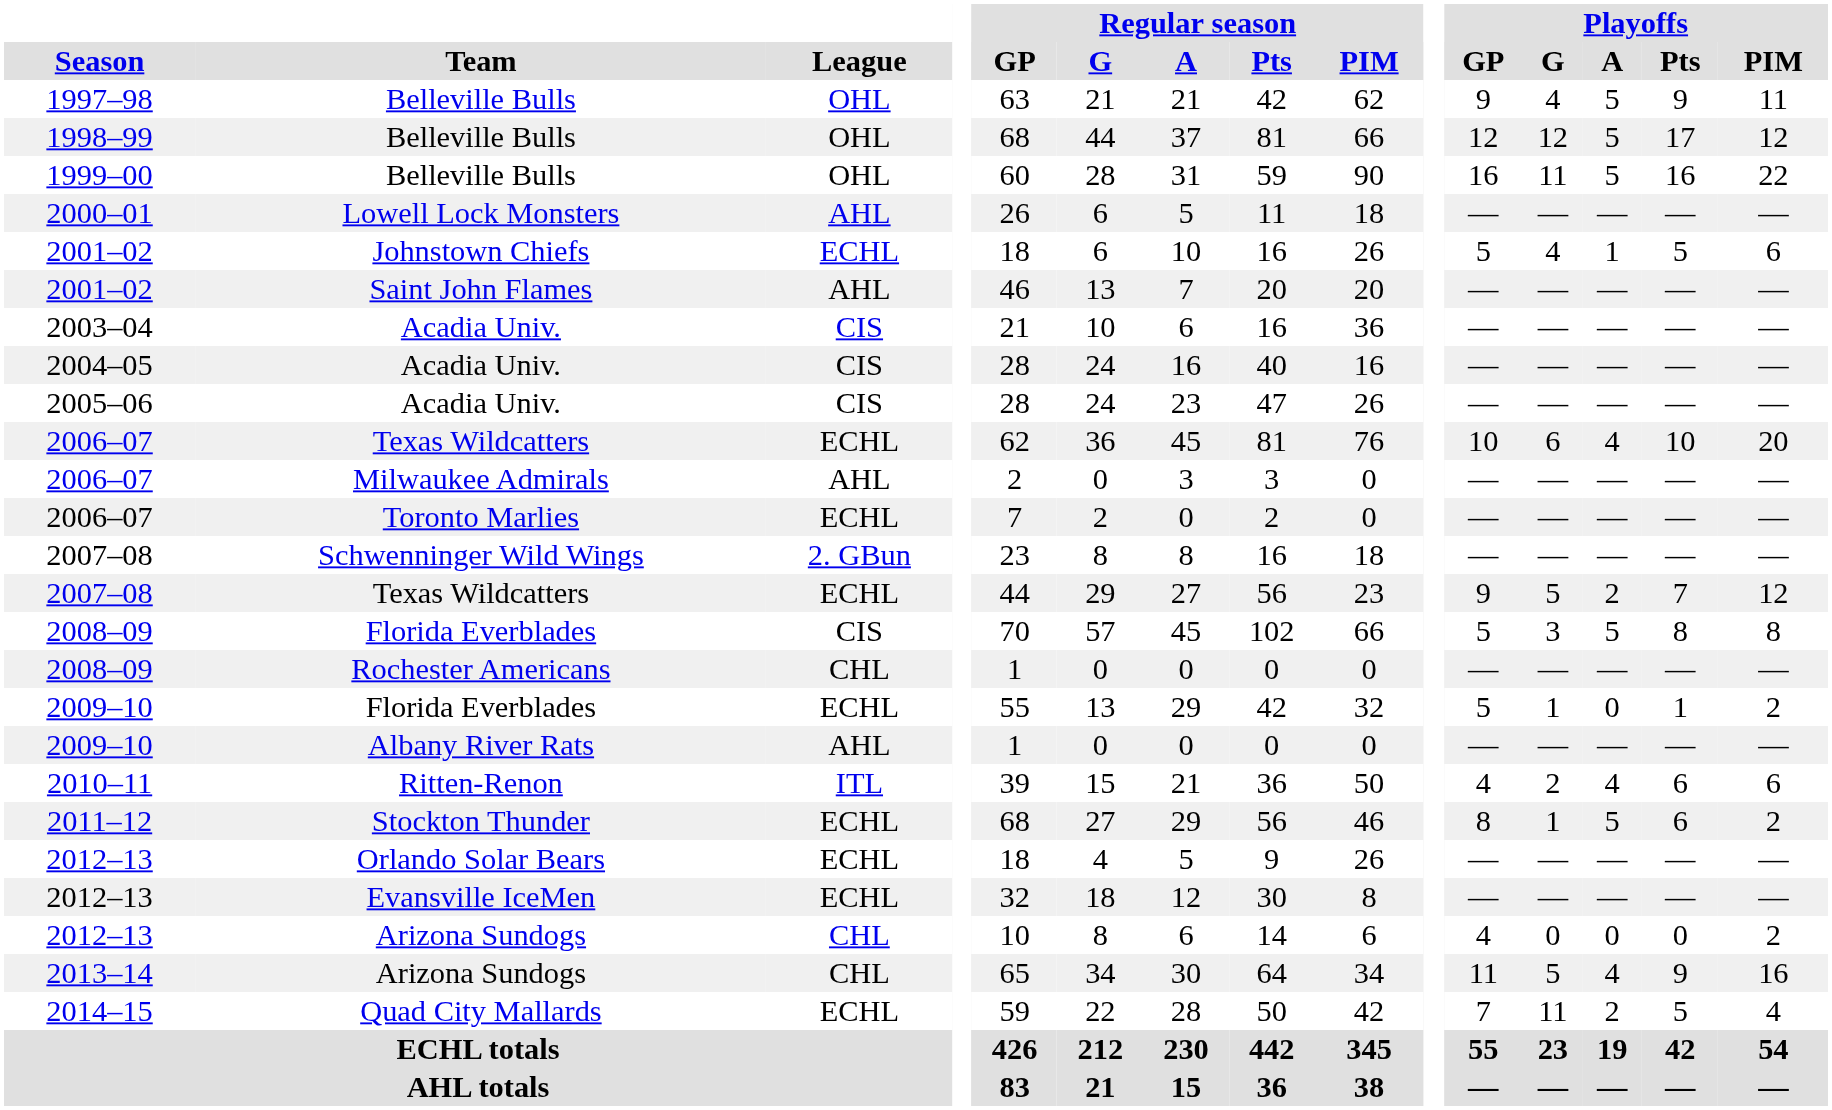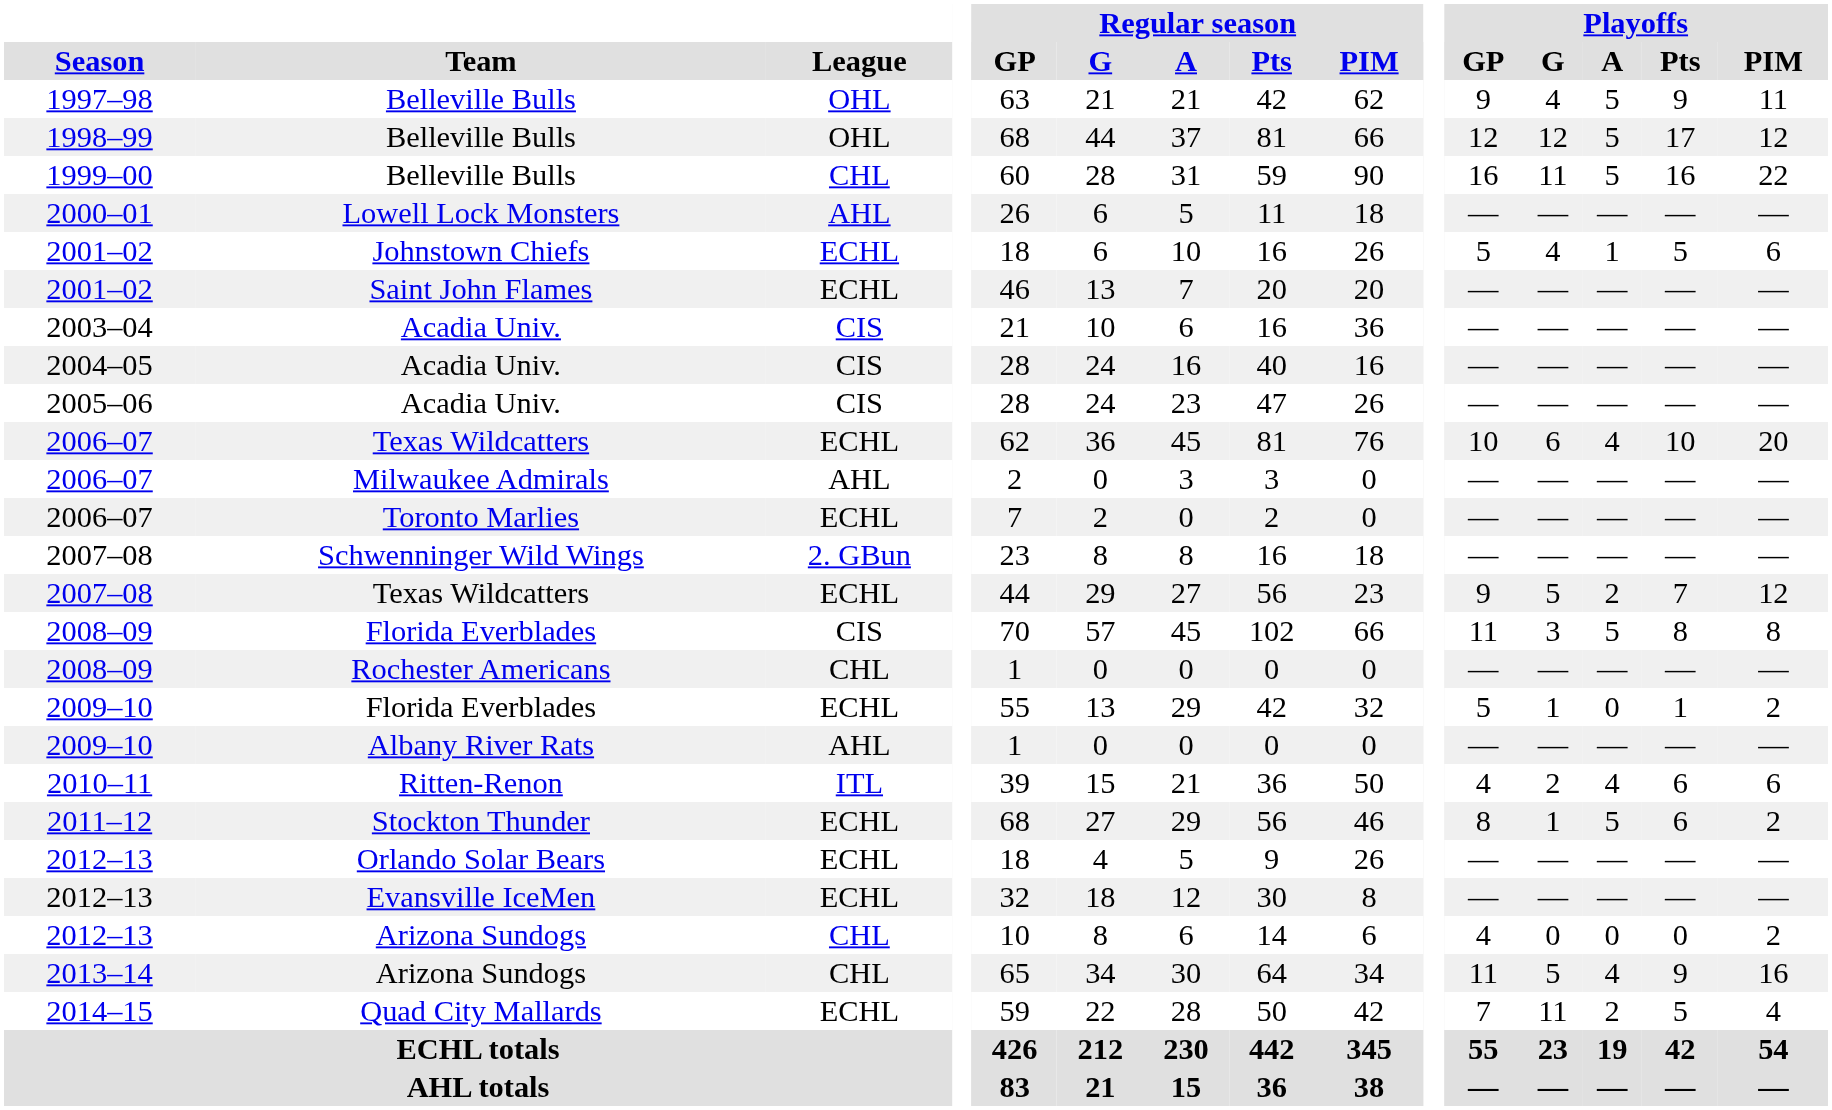(859, 174) OHL -> (859, 174) CHL
(859, 288) AHL -> (859, 288) ECHL
(1483, 630) 5 -> (1483, 630) 11
